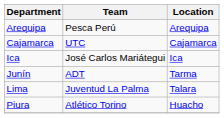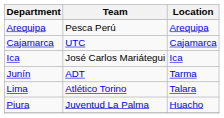(107, 89) Juventud La Palma -> (96, 89) Atlético Torino
(96, 105) Atlético Torino -> (107, 105) Juventud La Palma
